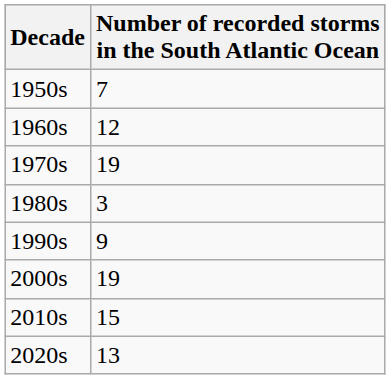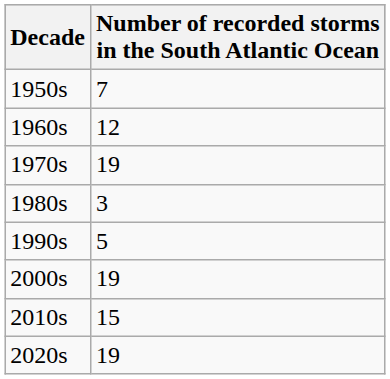(102, 240) 9 -> (102, 240) 5
(108, 355) 13 -> (108, 355) 19
